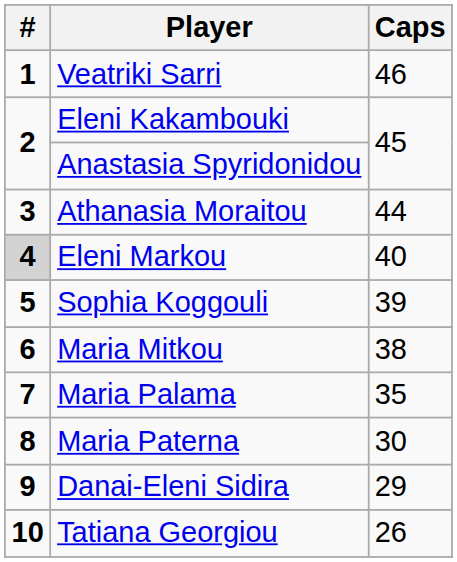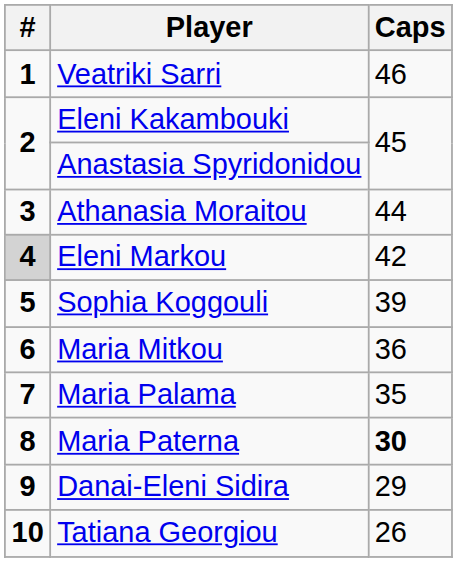(391, 257) 40 -> (391, 257) 42
(391, 348) 38 -> (391, 348) 36
(391, 440) normal -> (391, 440) bold
